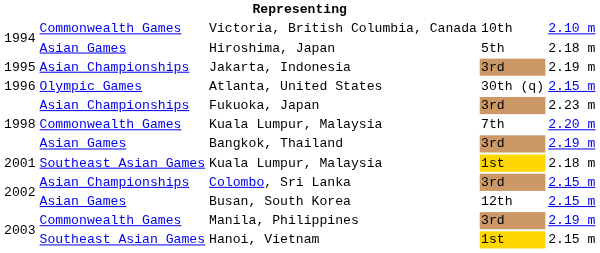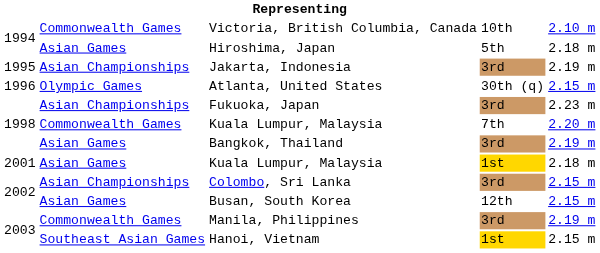(122, 163) Southeast Asian Games -> (83, 163) Asian Games
